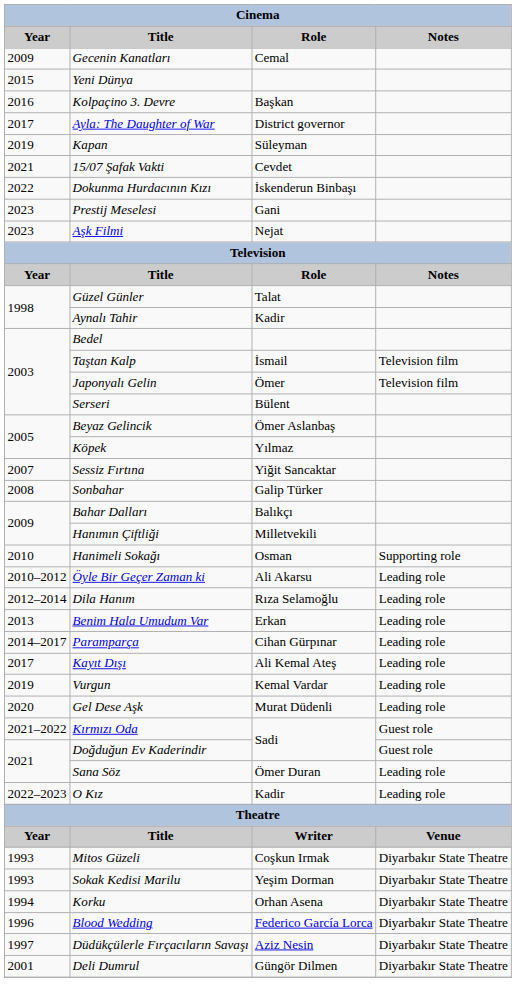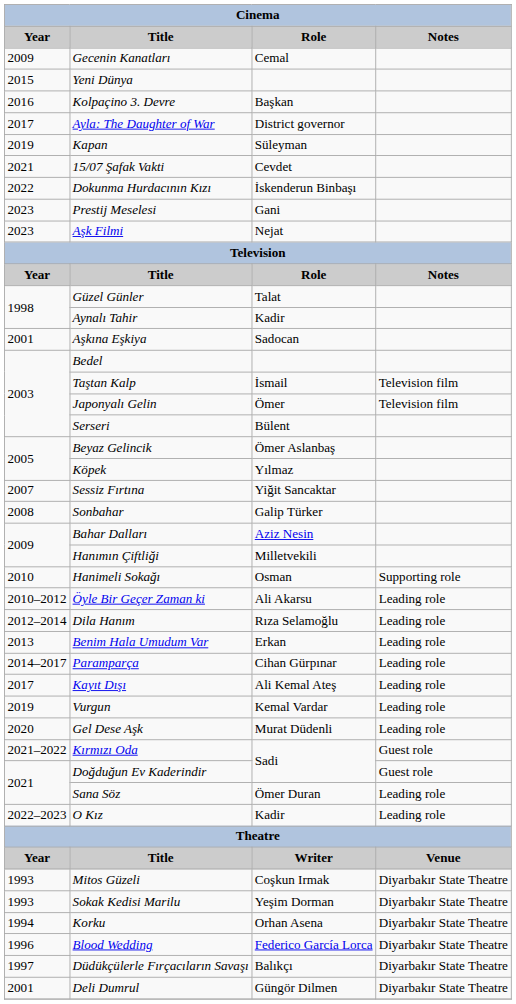+ row: (110, 339)
(274, 512) Balıkçı -> (284, 534) Aziz Nesin
(284, 945) Aziz Nesin -> (274, 966) Balıkçı
